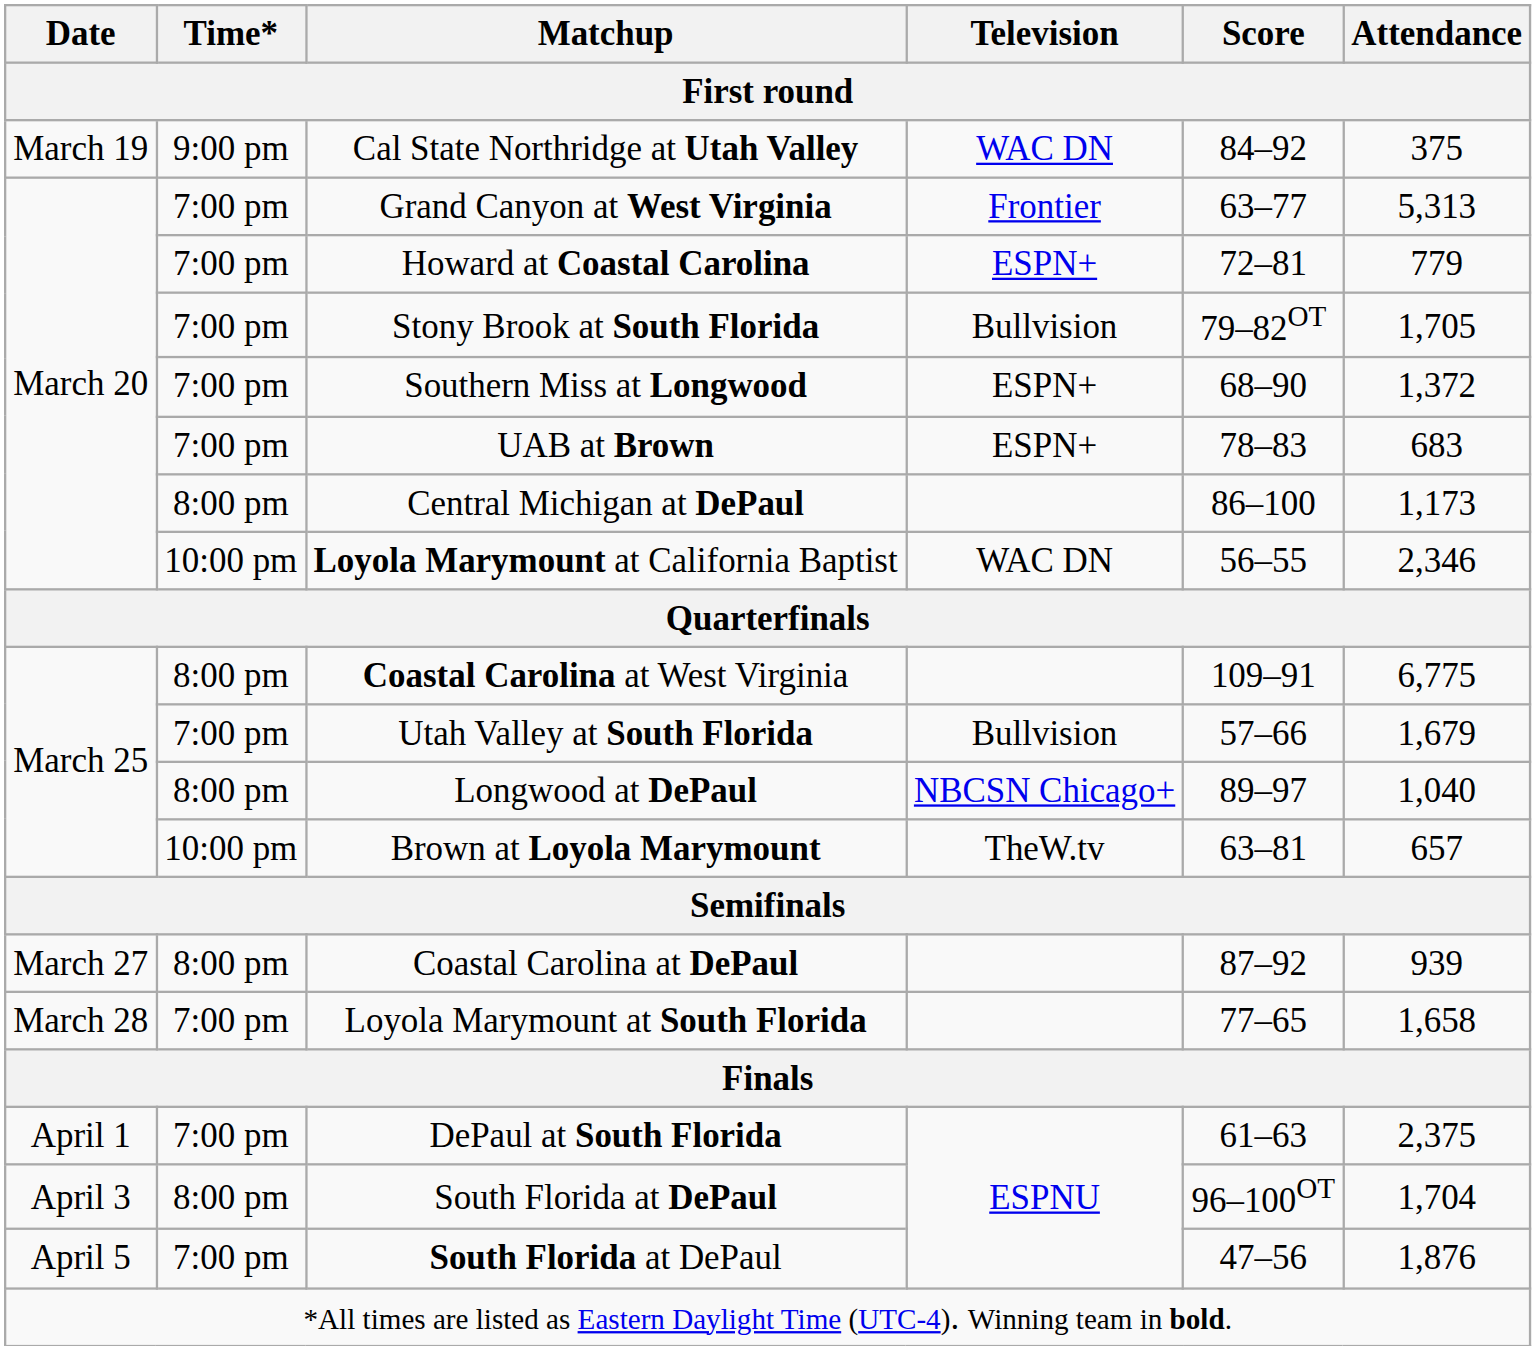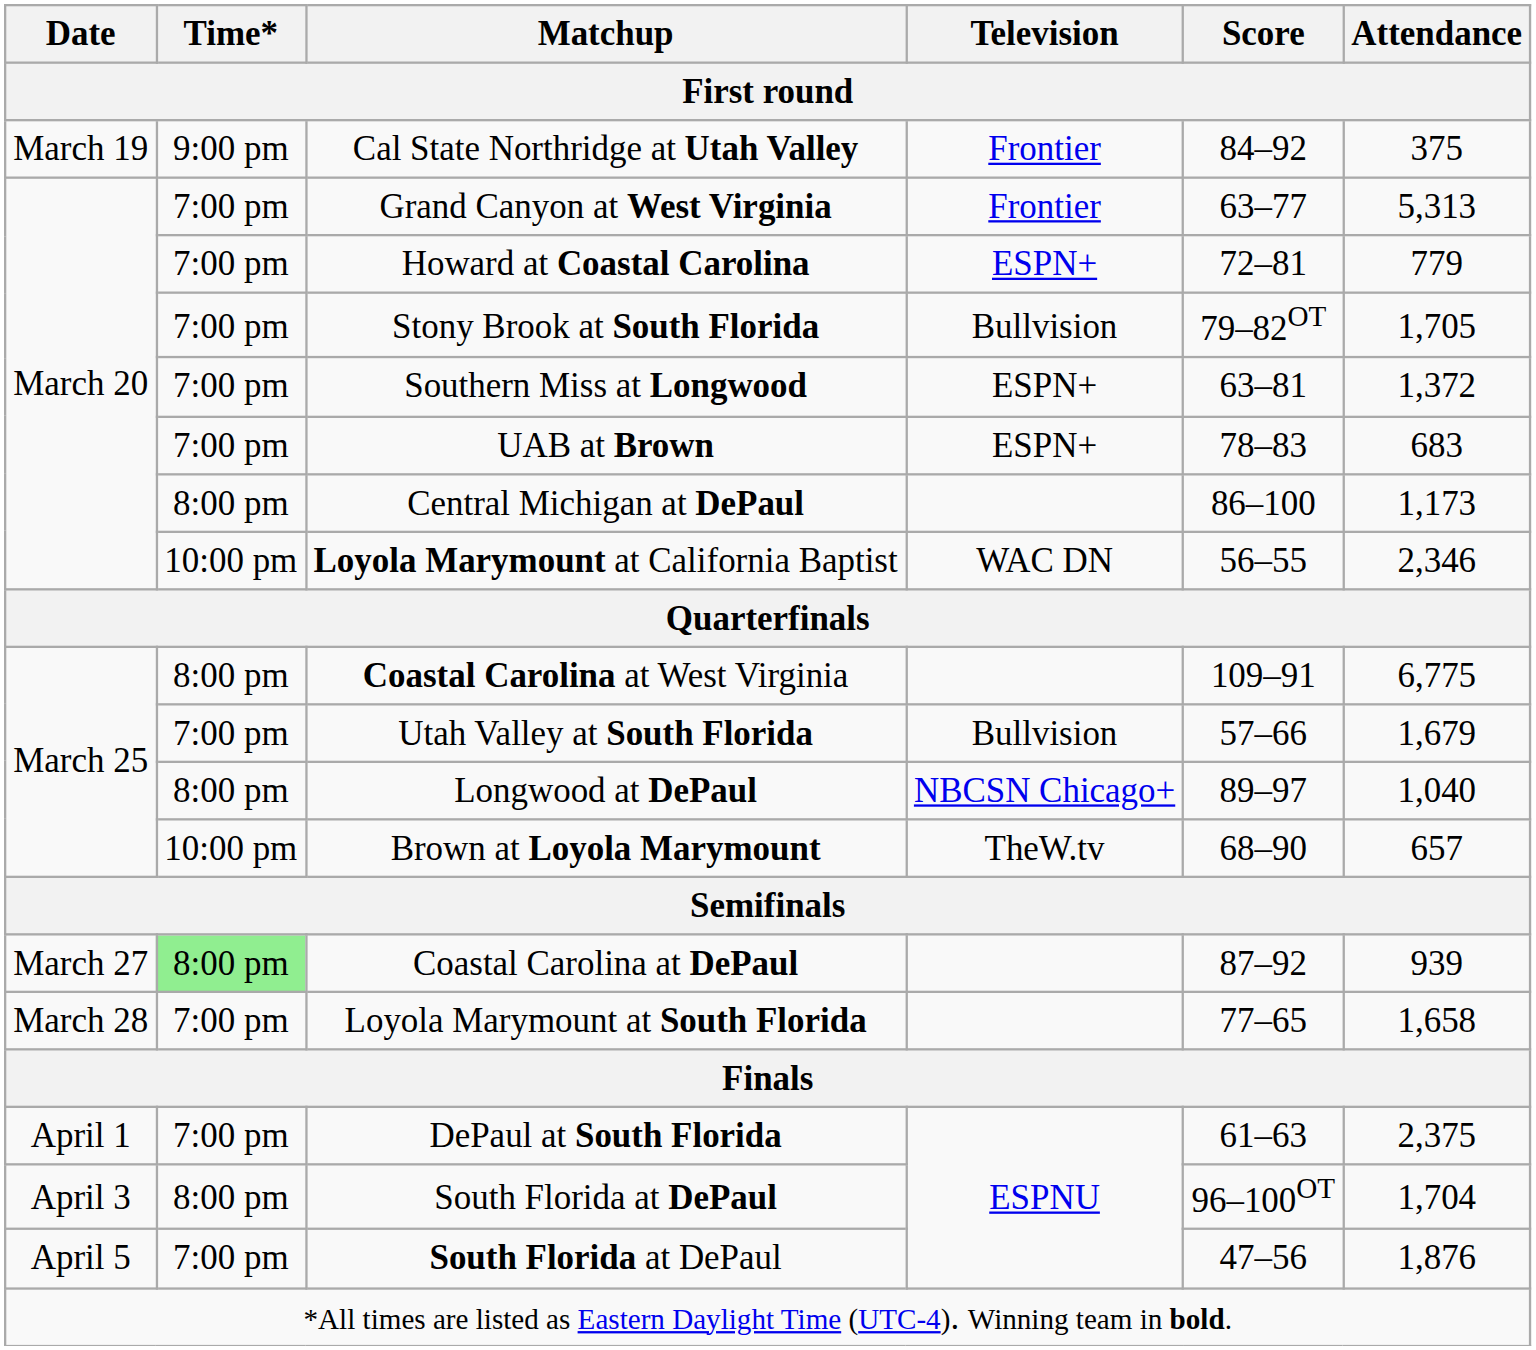(1045, 148) WAC DN -> (1045, 148) Frontier
(1263, 386) 68–90 -> (1263, 386) 63–81
(1263, 847) 63–81 -> (1263, 847) 68–90
(231, 962) no background -> (231, 962) lightgreen background
